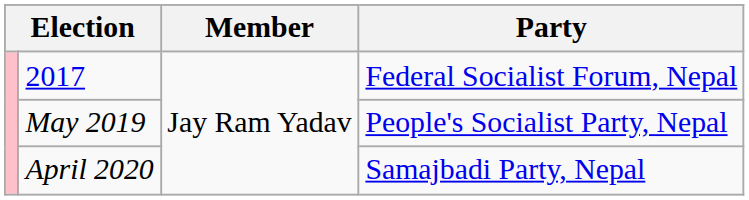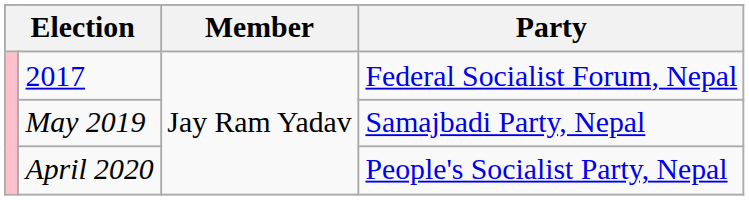(546, 122) People's Socialist Party, Nepal -> (505, 122) Samajbadi Party, Nepal
(505, 169) Samajbadi Party, Nepal -> (546, 169) People's Socialist Party, Nepal
